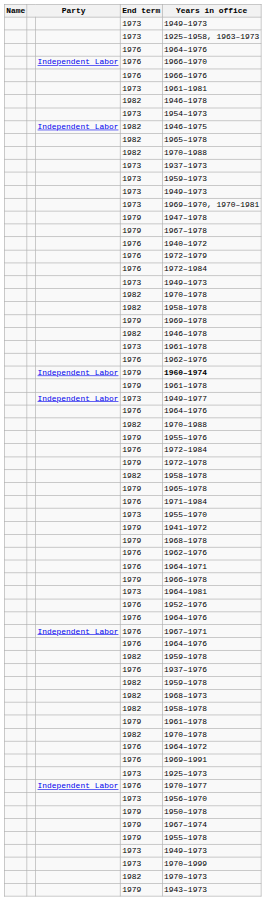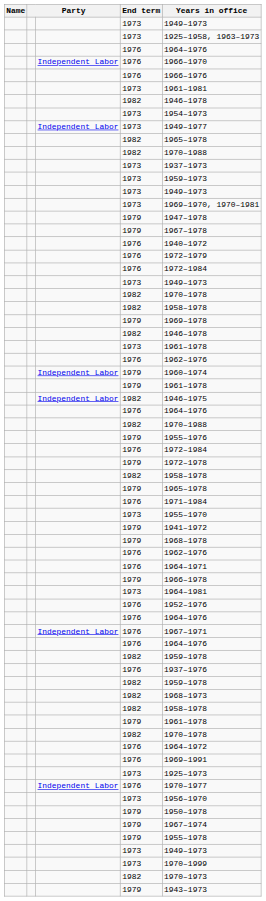rows swapped: (78, 398) <-> (78, 127)
(185, 373) bold -> (185, 373) normal
